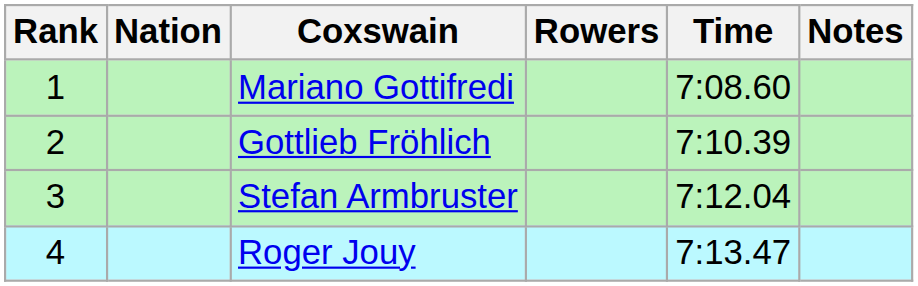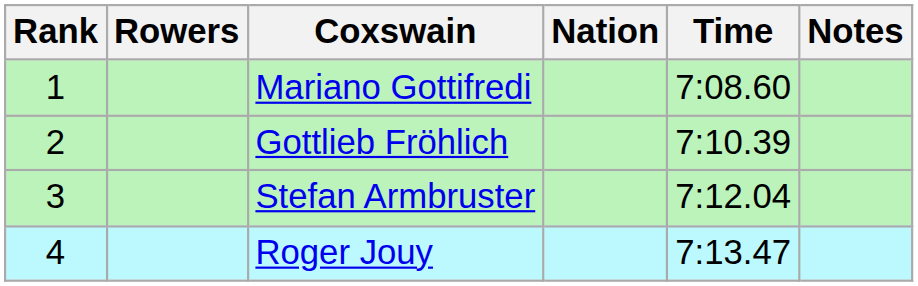columns swapped: (597, 32) <-> (168, 32)
